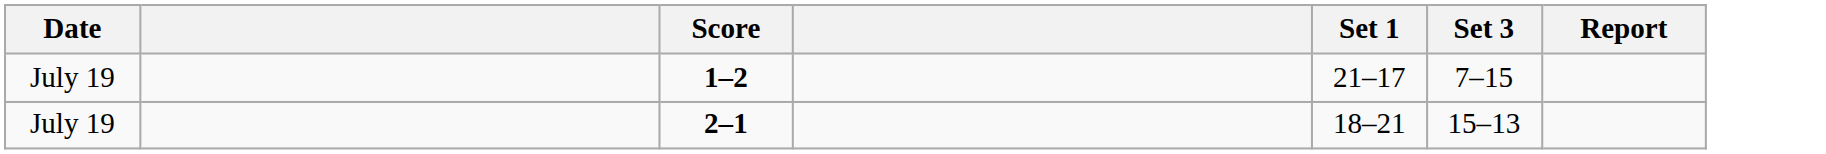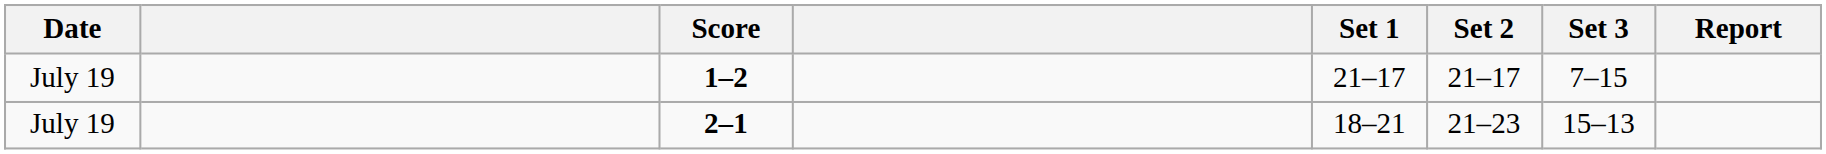+ column: (1484, 28)
